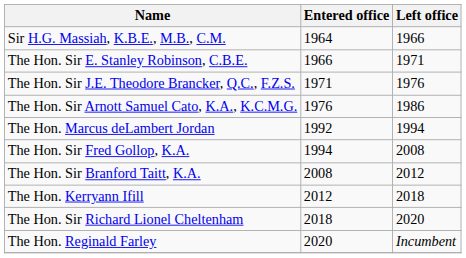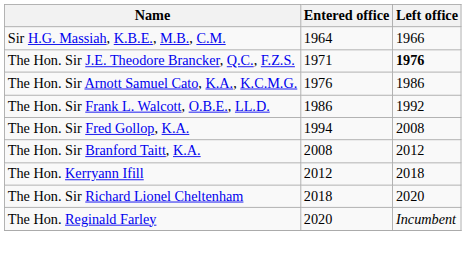- row: (128, 60)
(410, 83) normal -> (410, 60) bold
+ row: (139, 106)
- row: (111, 128)
